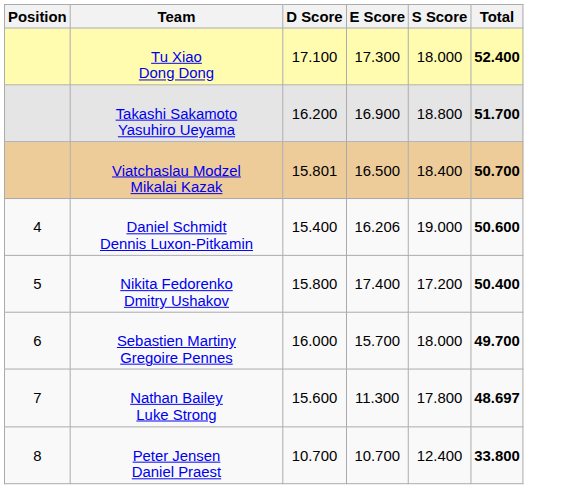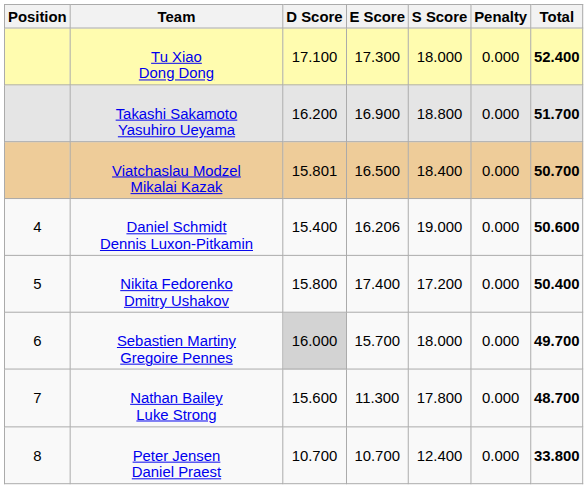+ column: (501, 16)
(314, 341) no background -> (314, 341) lightgrey background
(497, 398) 48.697 -> (557, 398) 48.700
